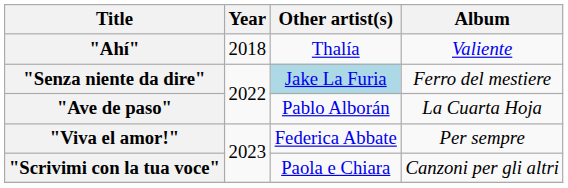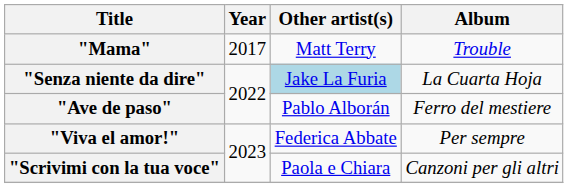+ row: (114, 49)
- row: (114, 49)
(482, 78) Ferro del mestiere -> (482, 78) La Cuarta Hoja
(482, 108) La Cuarta Hoja -> (482, 108) Ferro del mestiere
